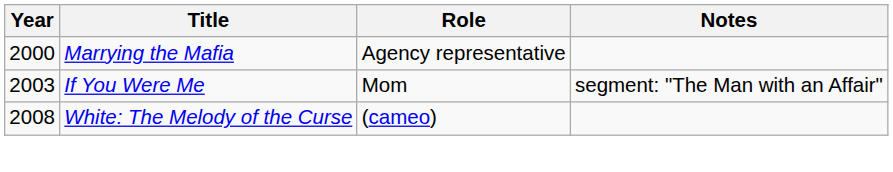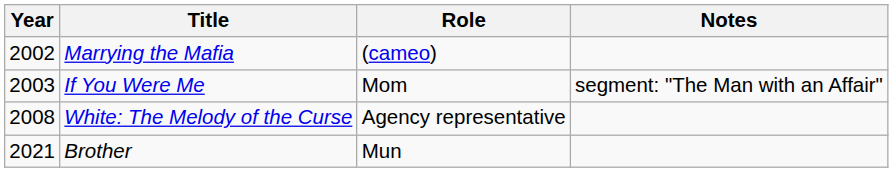(32, 53) 2000 -> (32, 53) 2002
(464, 53) Agency representative -> (399, 53) (cameo)
(399, 118) (cameo) -> (464, 118) Agency representative
+ row: (98, 150)
